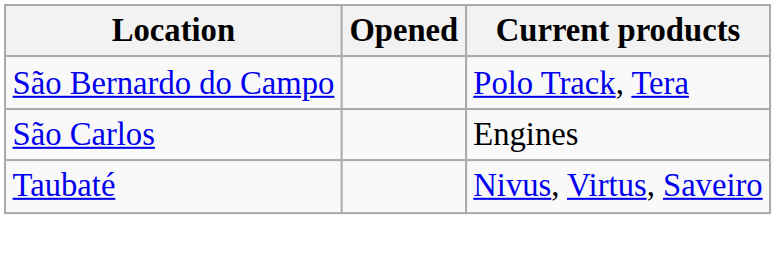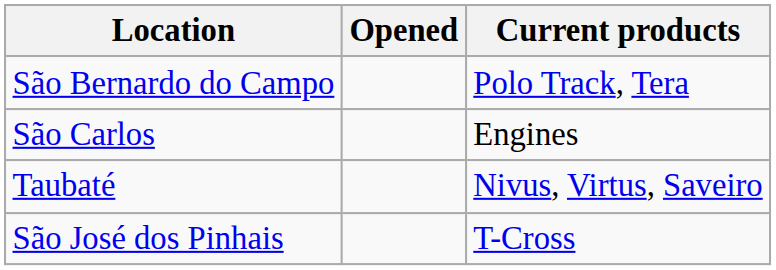+ row: (148, 237)
